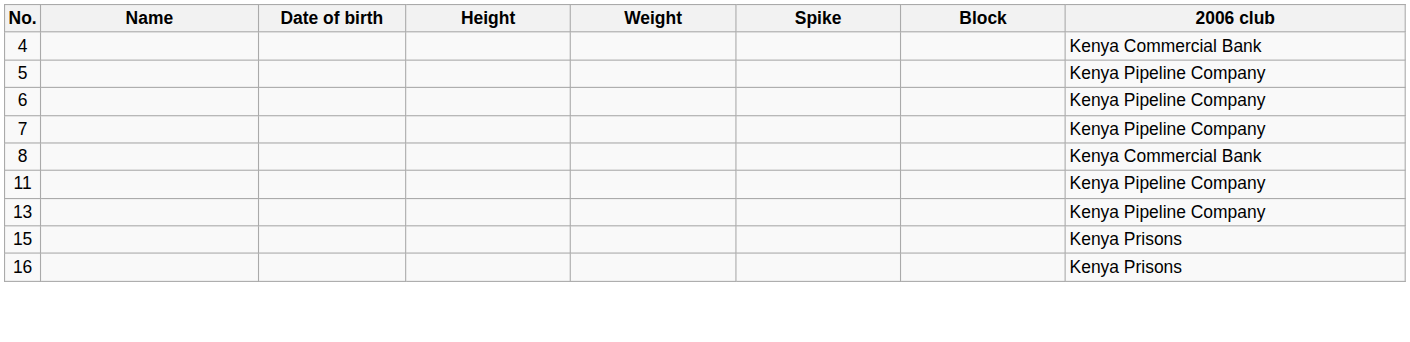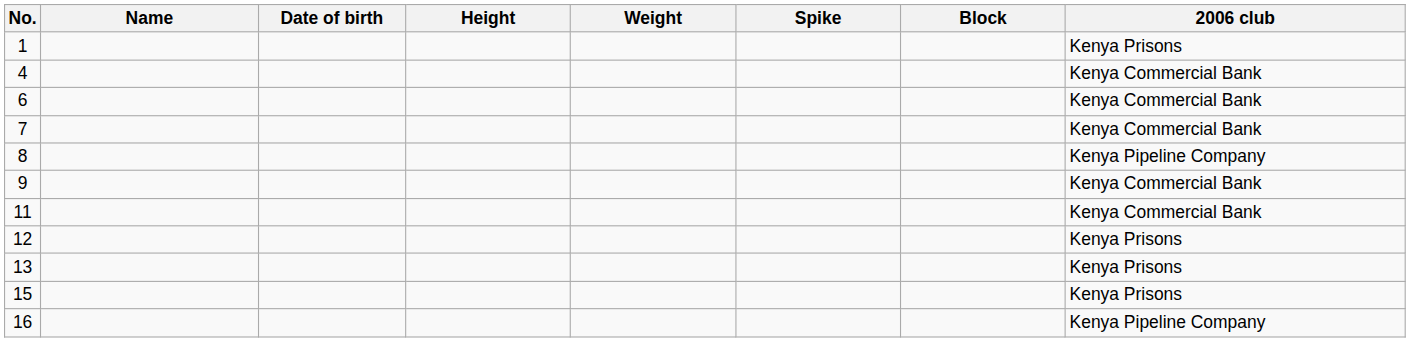+ row: (23, 45)
- row: (23, 73)
(1167, 101) Kenya Pipeline Company -> (1166, 101) Kenya Commercial Bank
(1167, 128) Kenya Pipeline Company -> (1166, 128) Kenya Commercial Bank
(1166, 156) Kenya Commercial Bank -> (1167, 156) Kenya Pipeline Company
+ row: (23, 184)
(1167, 184) Kenya Pipeline Company -> (1166, 211) Kenya Commercial Bank
+ row: (23, 239)
(1167, 211) Kenya Pipeline Company -> (1126, 267) Kenya Prisons
(1126, 267) Kenya Prisons -> (1167, 322) Kenya Pipeline Company
